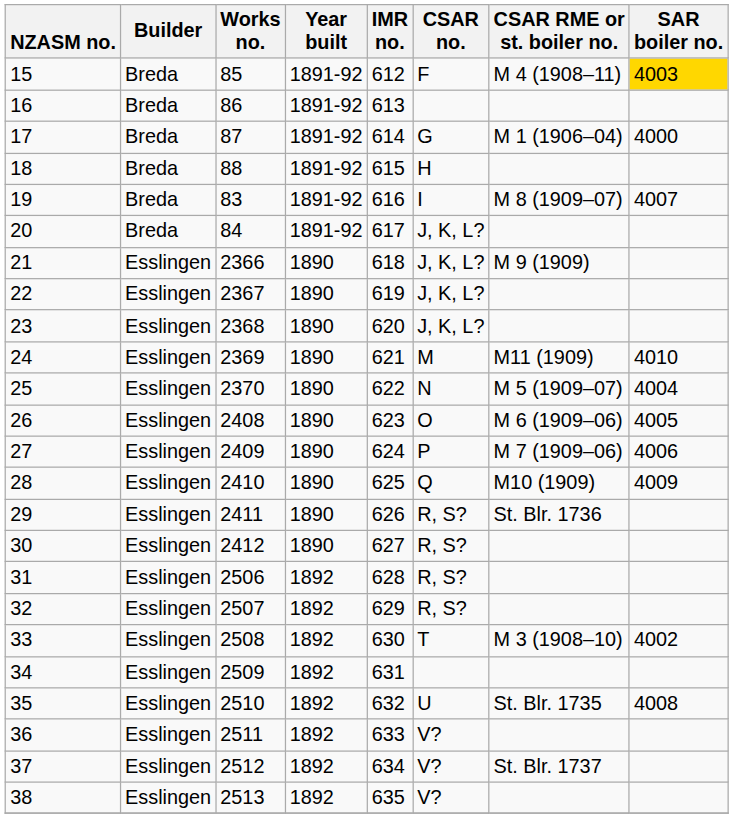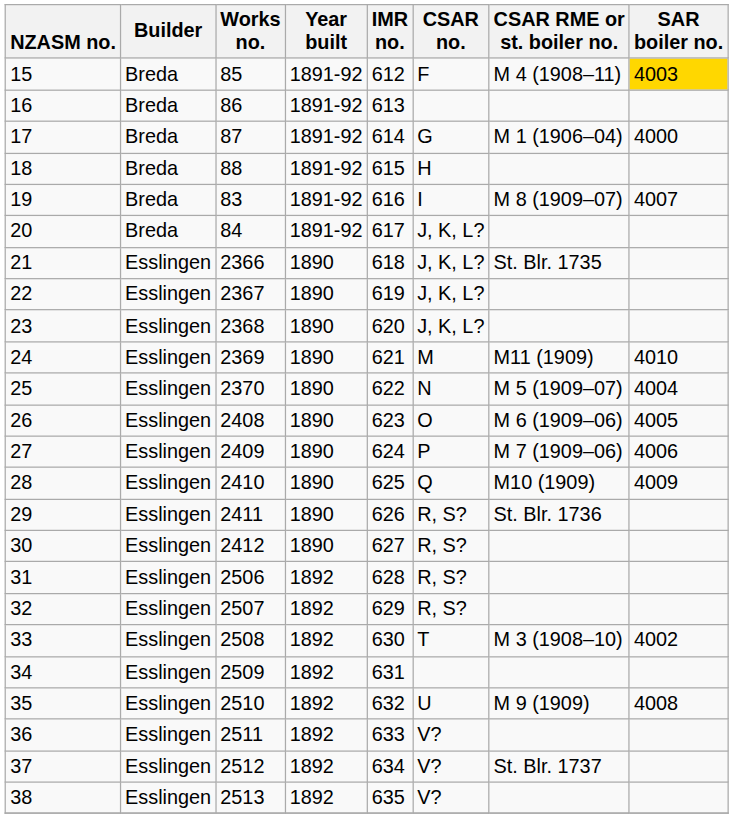(542, 262) M 9 (1909) -> (548, 262) St. Blr. 1735
(548, 703) St. Blr. 1735 -> (542, 703) M 9 (1909)
